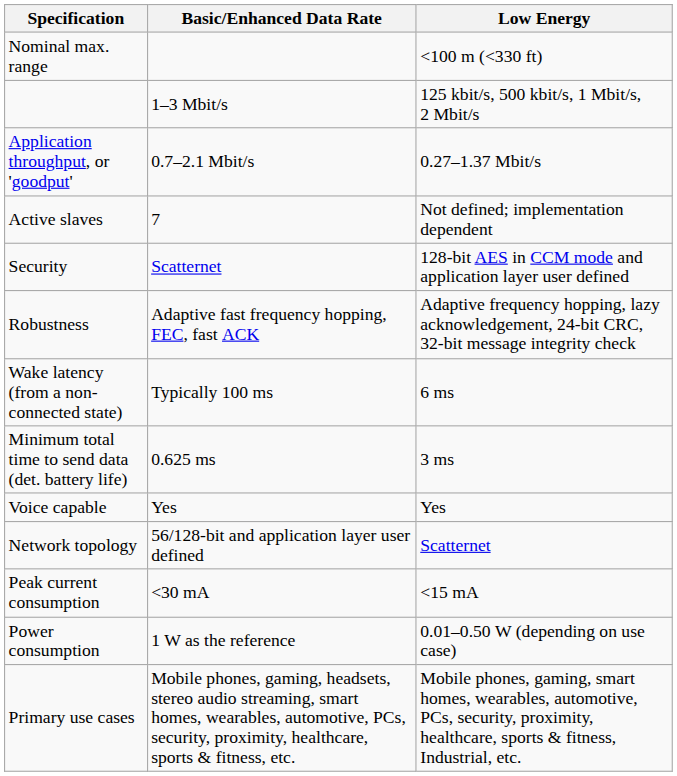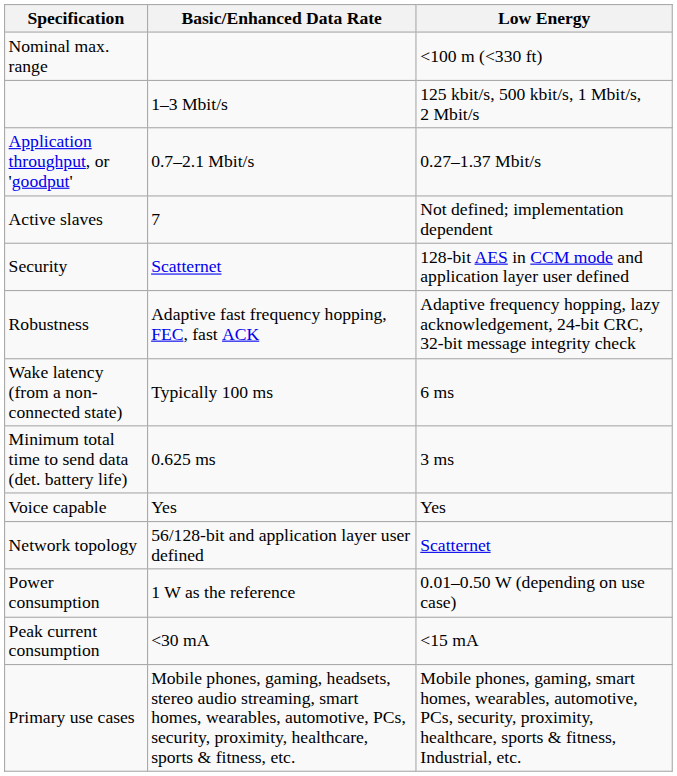rows swapped: (54, 640) <-> (54, 592)
